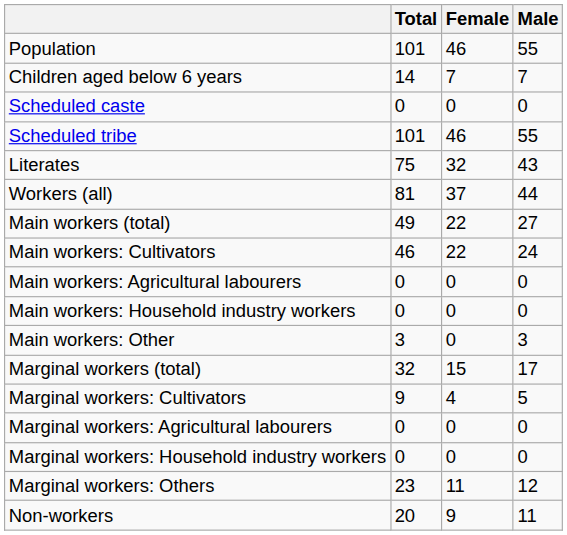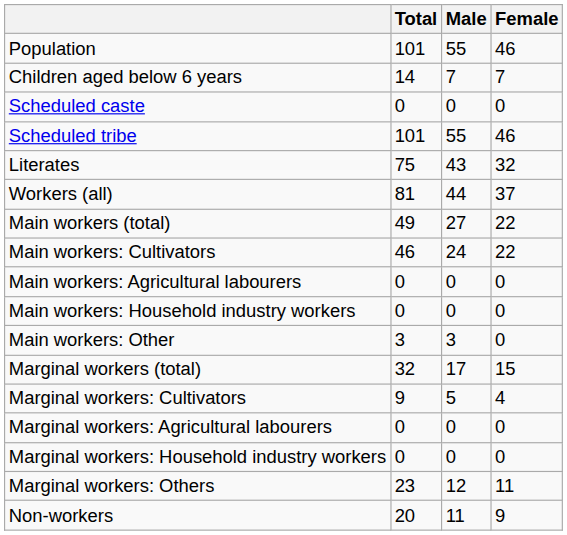columns swapped: (538, 19) <-> (477, 19)
